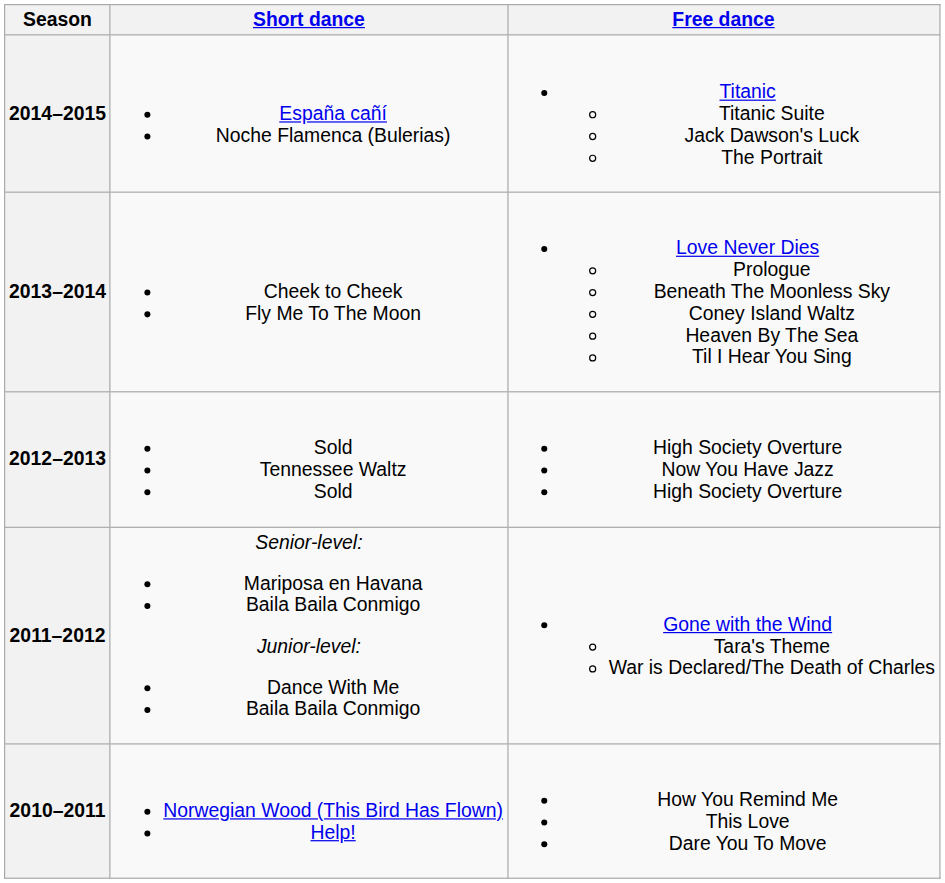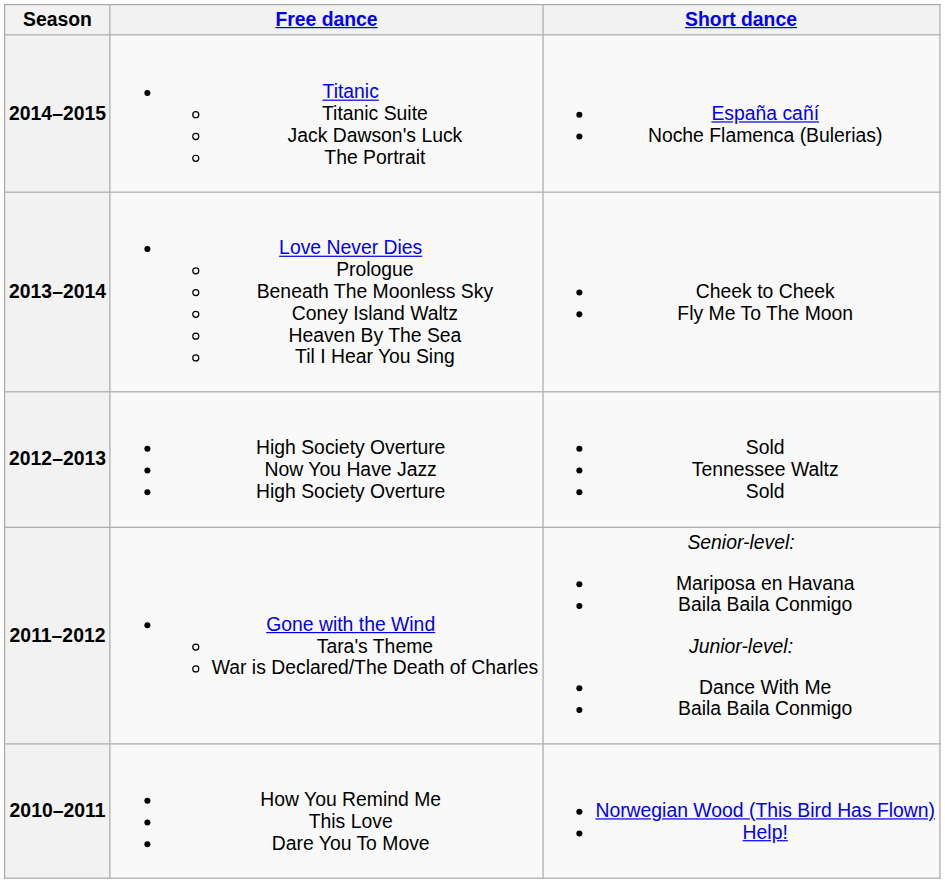columns swapped: (309, 19) <-> (723, 19)
